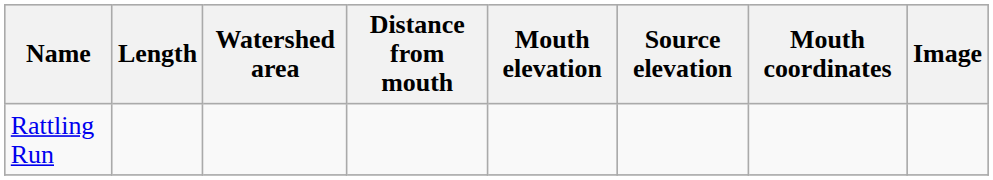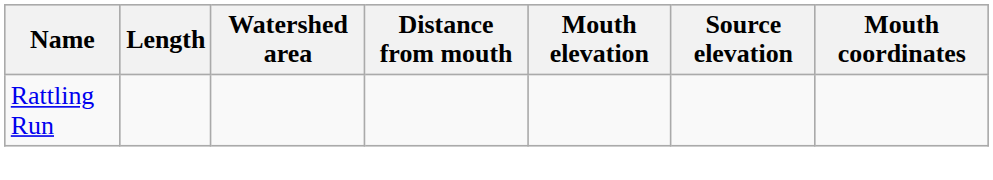- column: (948, 54)
